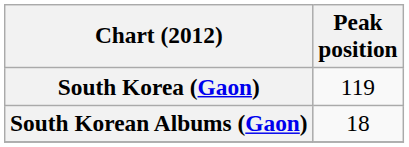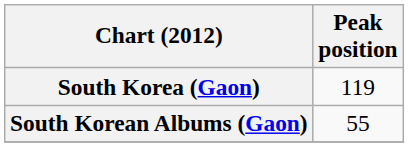(358, 123) 18 -> (358, 123) 55
